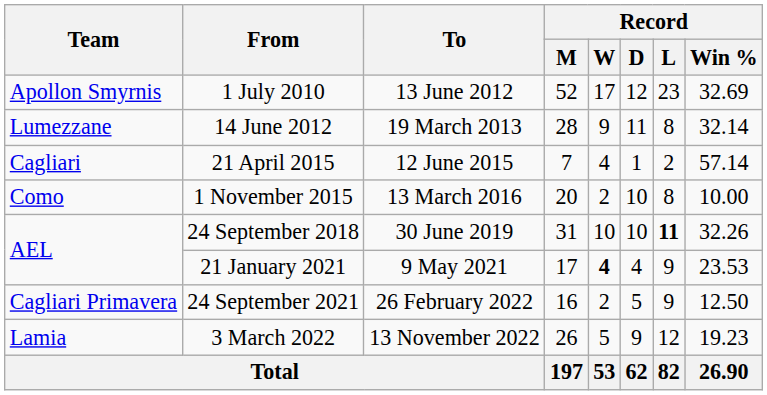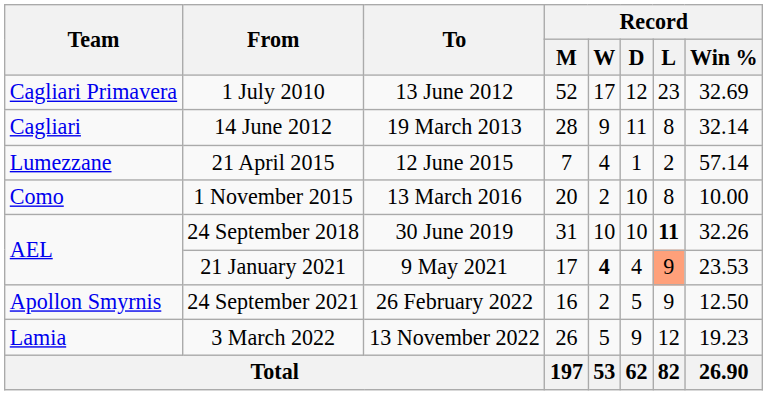(86, 92) Apollon Smyrnis -> (93, 92) Cagliari Primavera
(61, 127) Lumezzane -> (45, 127) Cagliari
(45, 162) Cagliari -> (61, 162) Lumezzane
(669, 267) no background -> (669, 267) lightsalmon background
(93, 302) Cagliari Primavera -> (86, 302) Apollon Smyrnis
